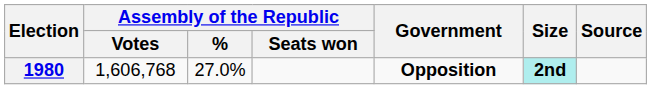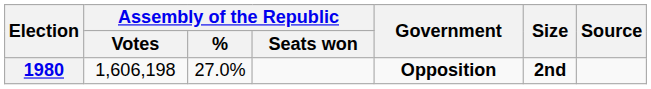(135, 70) 1,606,768 -> (135, 70) 1,606,198
(550, 70) paleturquoise background -> (550, 70) no background
